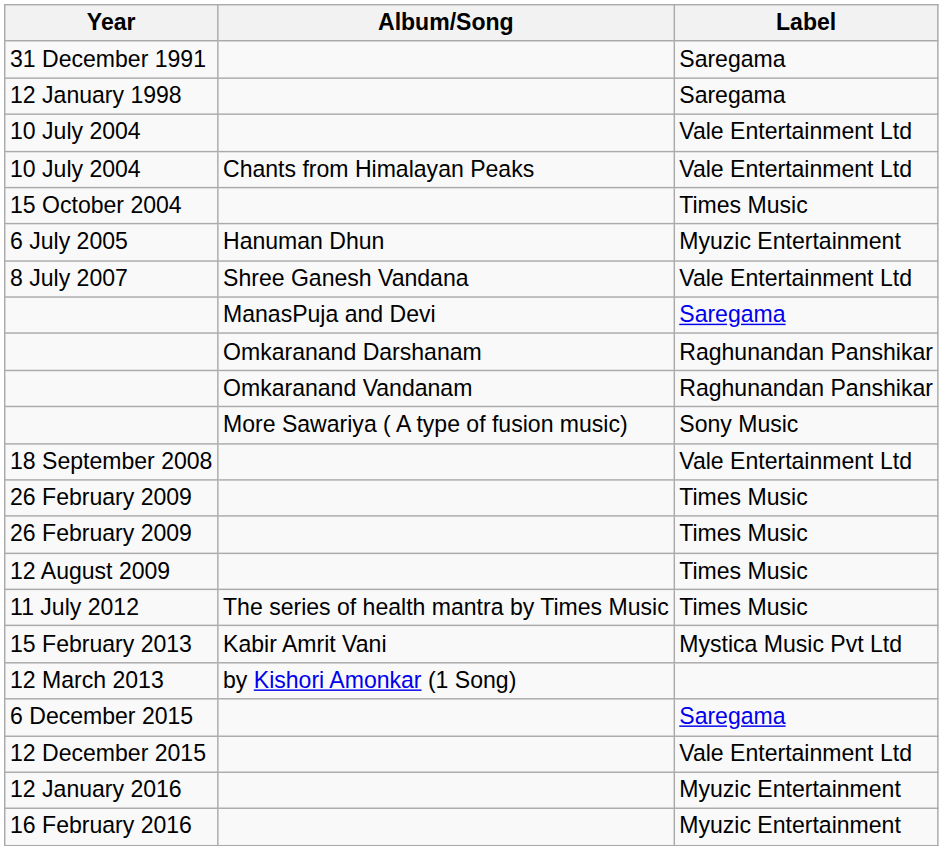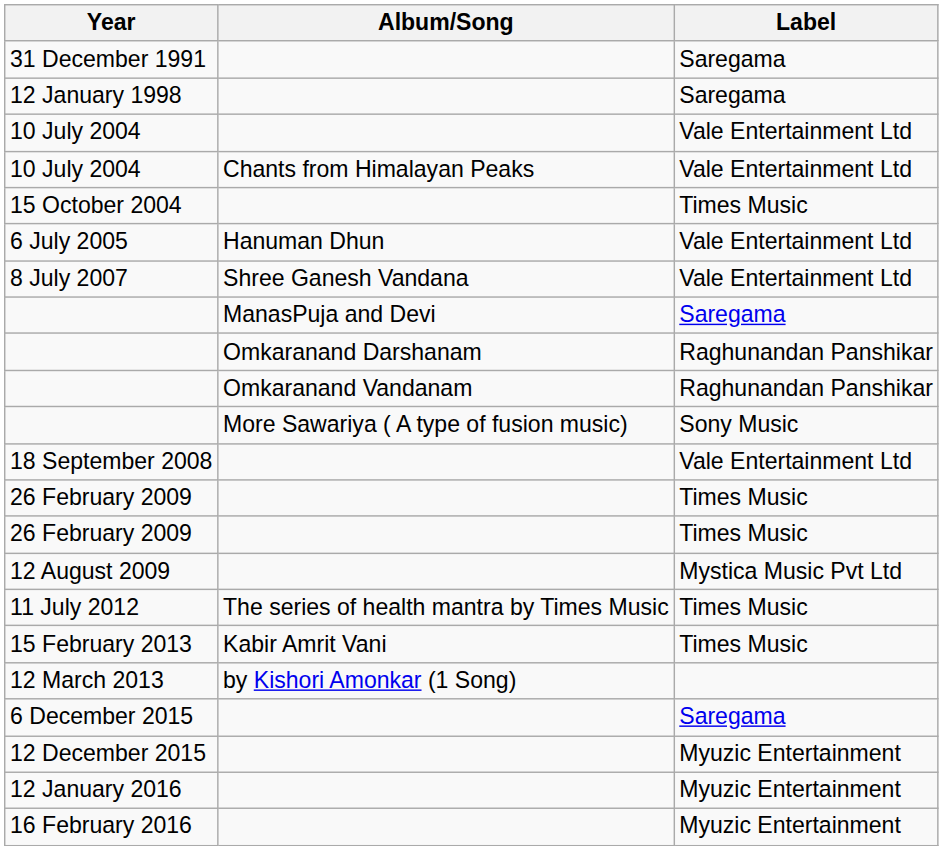(790, 242) Myuzic Entertainment -> (796, 242) Vale Entertainment Ltd
(743, 570) Times Music -> (791, 570) Mystica Music Pvt Ltd
(791, 643) Mystica Music Pvt Ltd -> (743, 643) Times Music
(796, 753) Vale Entertainment Ltd -> (790, 753) Myuzic Entertainment
